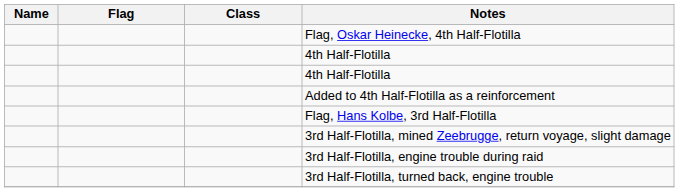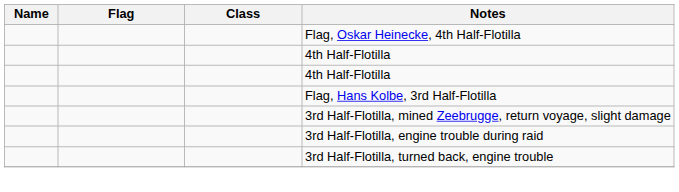- row: (31, 96)
